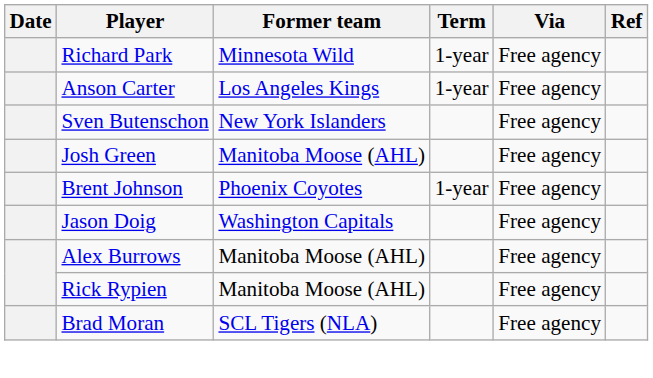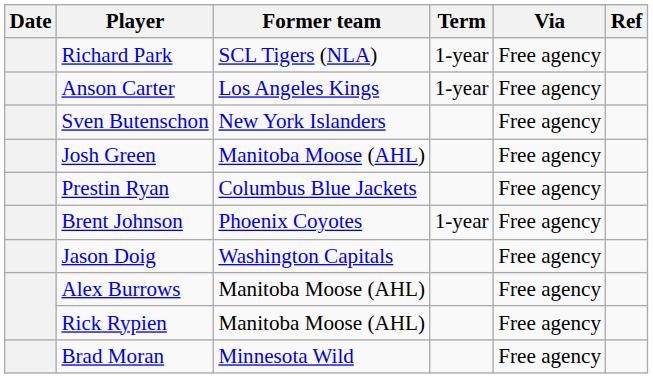(286, 54) Minnesota Wild -> (298, 54) SCL Tigers (NLA)
+ row: (115, 188)
(298, 322) SCL Tigers (NLA) -> (286, 356) Minnesota Wild
